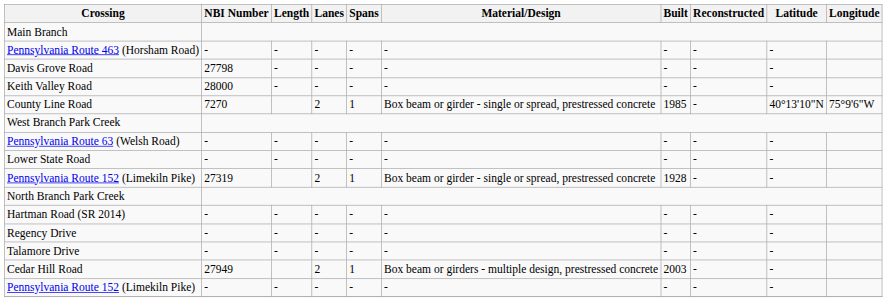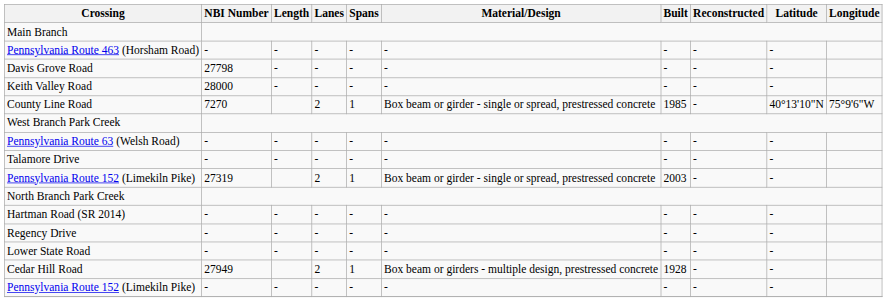rows swapped: (43, 251) <-> (49, 159)
(675, 178) 1928 -> (675, 178) 2003
(675, 269) 2003 -> (675, 269) 1928
